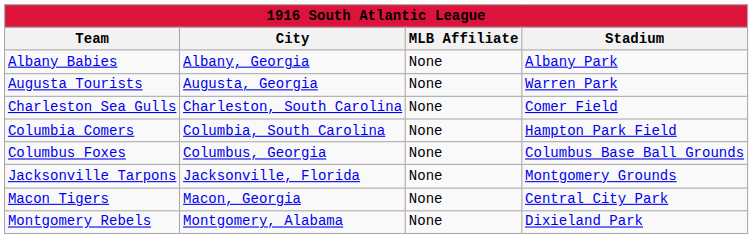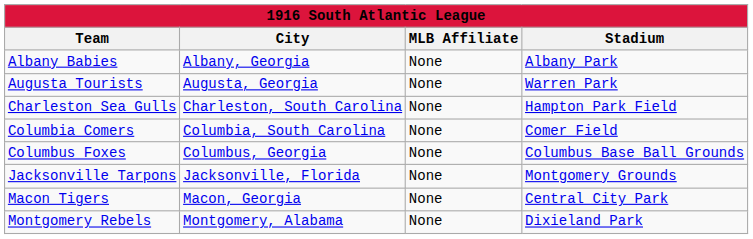(571, 108) Comer Field -> (601, 108) Hampton Park Field
(601, 130) Hampton Park Field -> (571, 130) Comer Field
